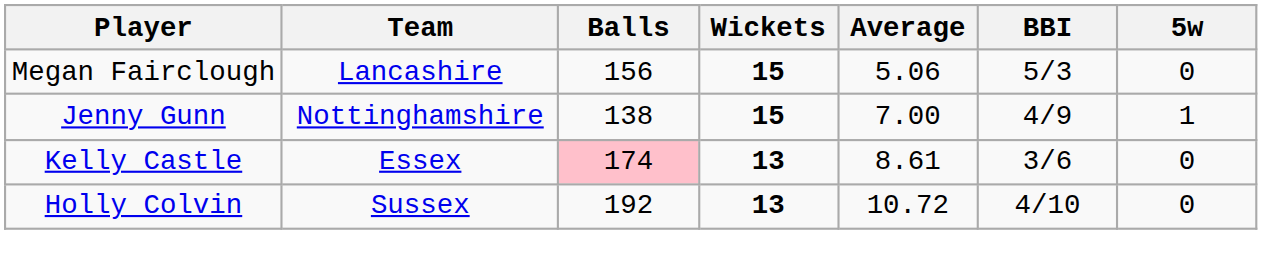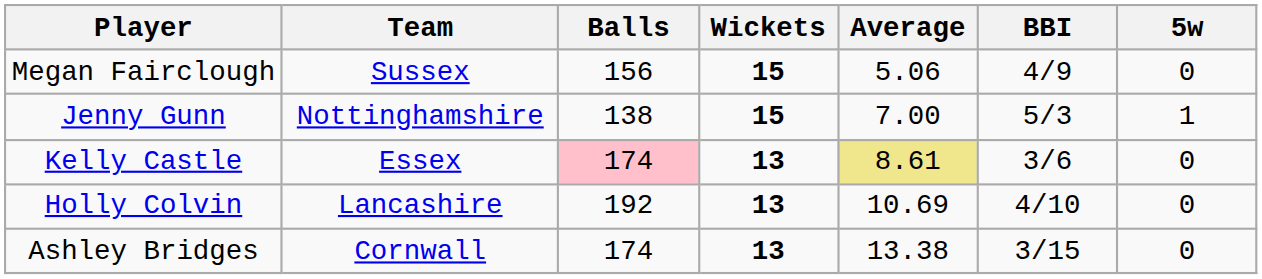(420, 72) Lancashire -> (420, 72) Sussex
(1047, 72) 5/3 -> (1047, 72) 4/9
(1047, 117) 4/9 -> (1047, 117) 5/3
(908, 162) no background -> (908, 162) khaki background
(420, 206) Sussex -> (420, 206) Lancashire
(908, 206) 10.72 -> (908, 206) 10.69
+ row: (143, 251)
